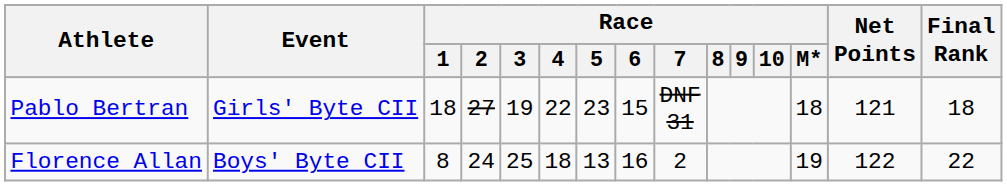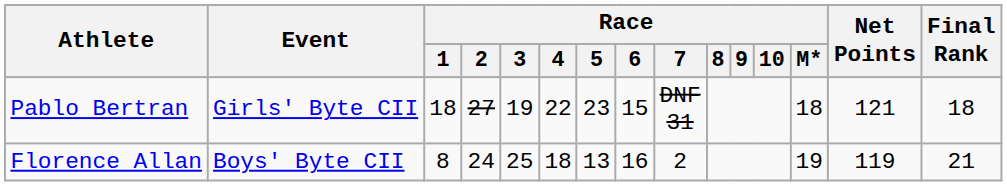(875, 162) 122 -> (875, 162) 119
(961, 162) 22 -> (961, 162) 21
